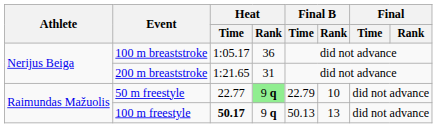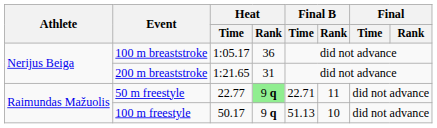(301, 93) 22.79 -> (301, 93) 22.71
(334, 93) 10 -> (334, 93) 11
(231, 113) bold -> (231, 113) normal
(301, 113) 50.13 -> (301, 113) 51.13
(334, 113) 13 -> (334, 113) 10
